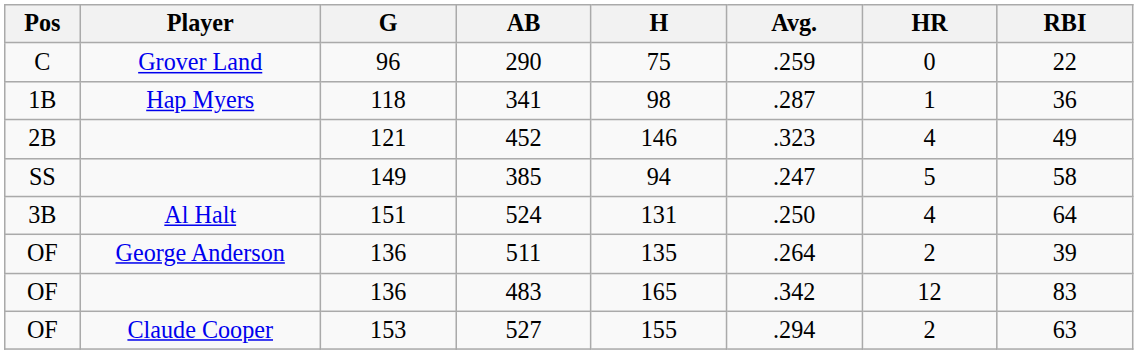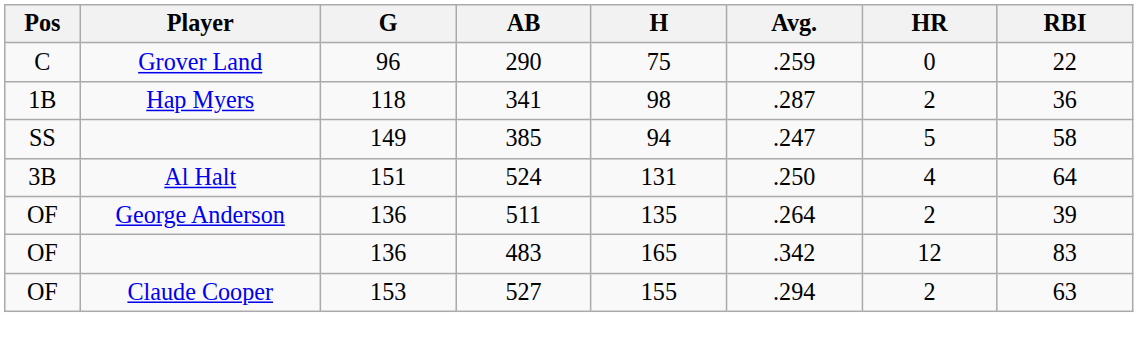(930, 100) 1 -> (930, 100) 2
- row: (524, 138)
